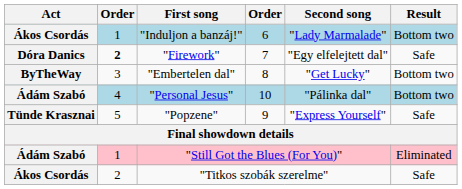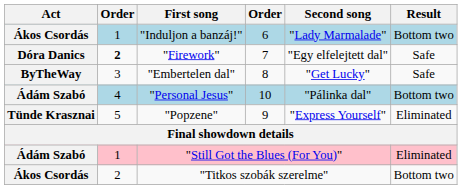(424, 74) Bottom two -> (424, 74) Safe
(424, 114) Safe -> (424, 114) Eliminated
(424, 174) Safe -> (424, 174) Bottom two
